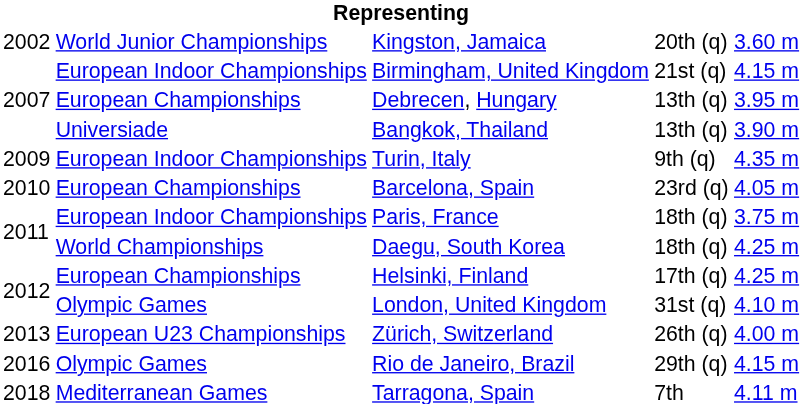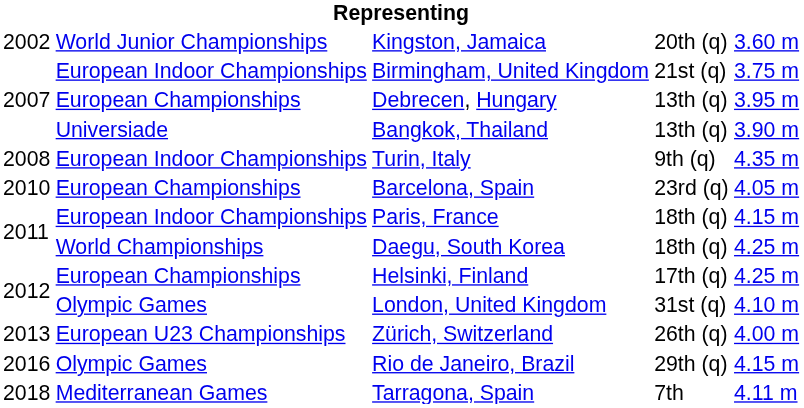(767, 71) 4.15 m -> (767, 71) 3.75 m
(27, 159) 2009 -> (27, 159) 2008
(767, 217) 3.75 m -> (767, 217) 4.15 m
